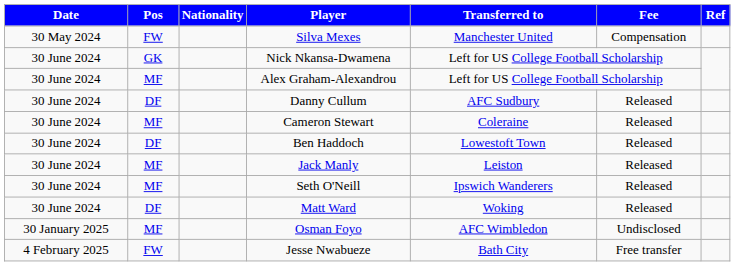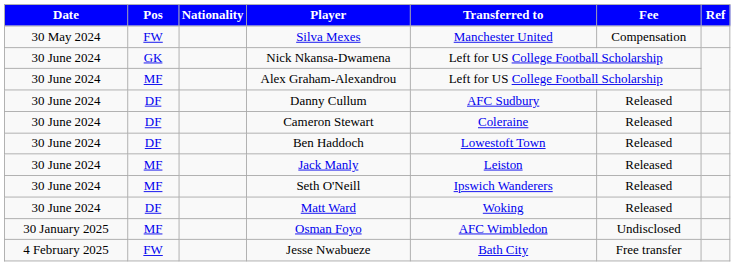(153, 122) MF -> (153, 122) DF
